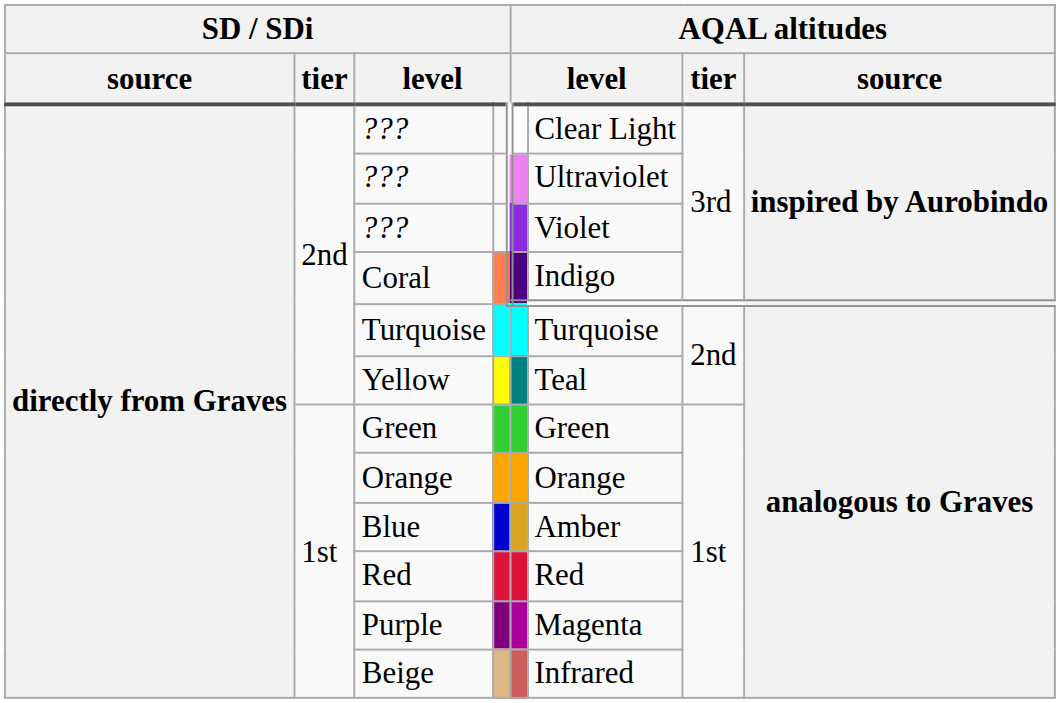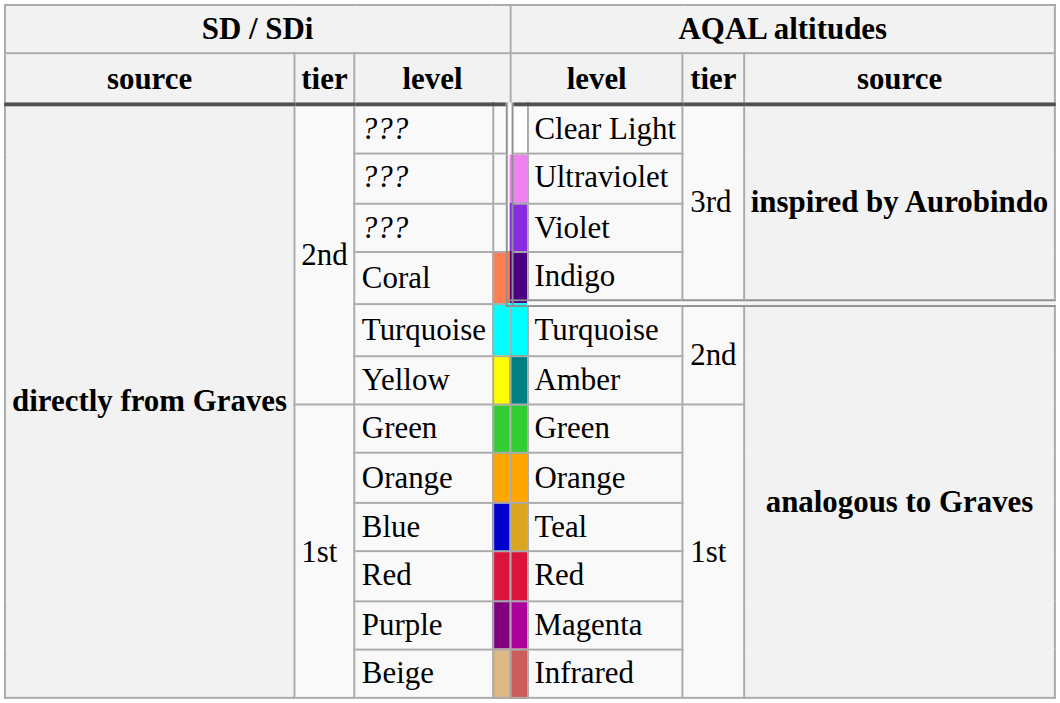(561, 379) Teal -> (577, 379) Amber
(577, 526) Amber -> (561, 526) Teal
